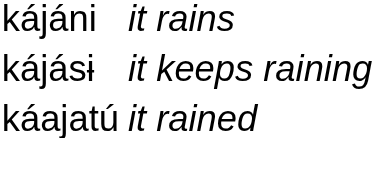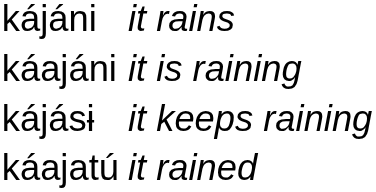+ row: (59, 68)
